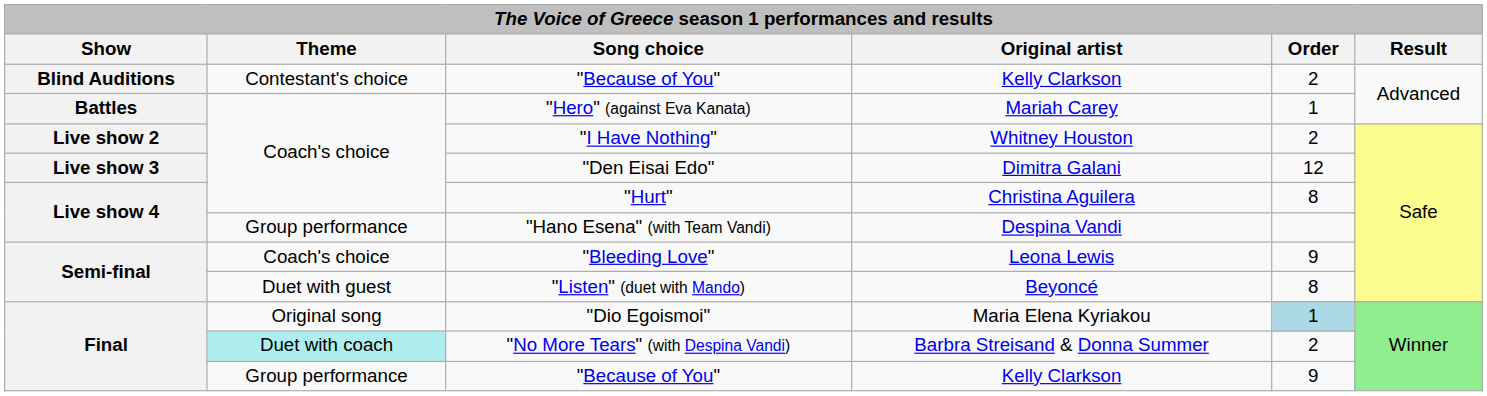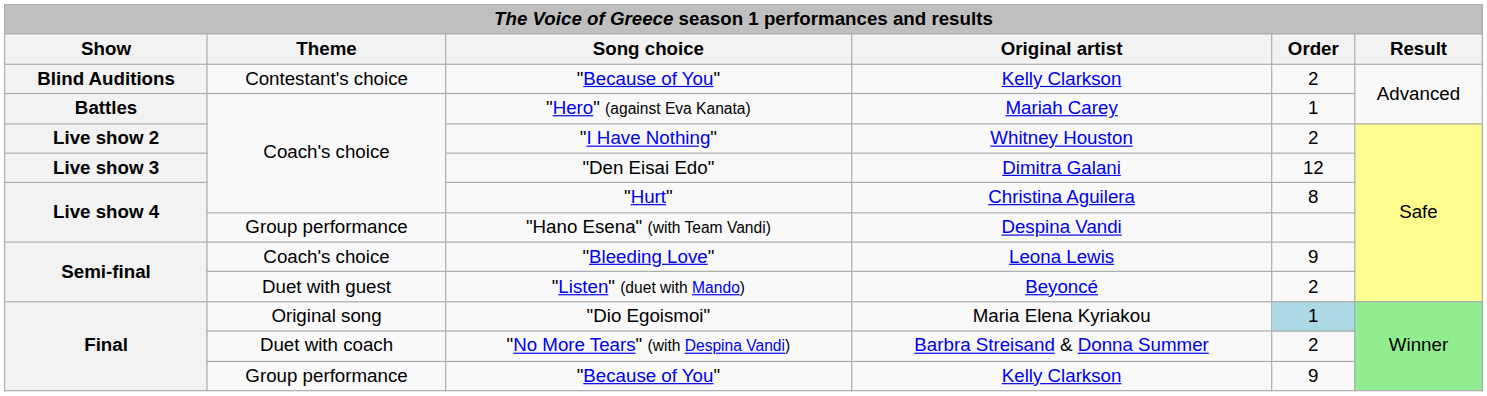(1313, 286) 8 -> (1313, 286) 2
(327, 345) paleturquoise background -> (327, 345) no background
